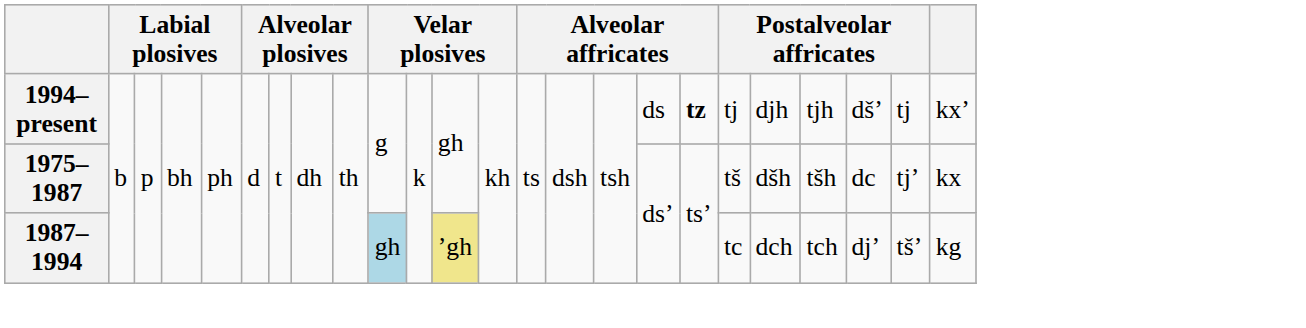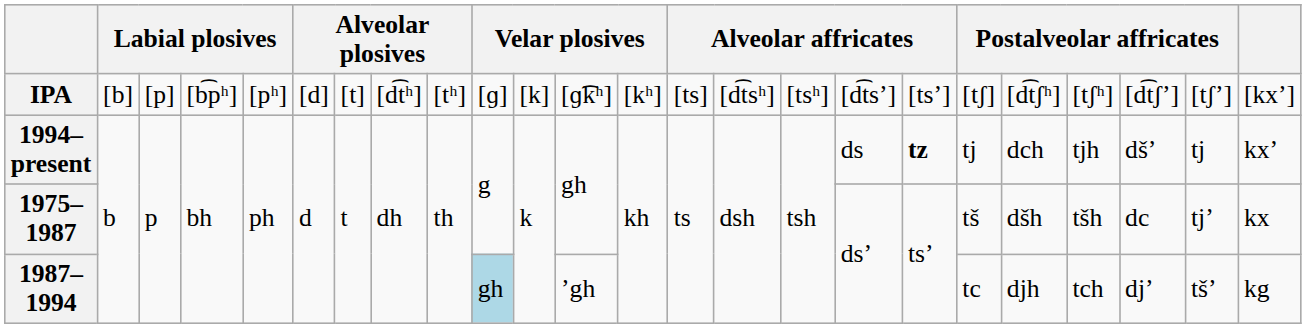+ row: (51, 94)
(772, 108) djh -> (1025, 149) dch
(455, 247) khaki background -> (578, 288) no background
(774, 247) dch -> (1023, 288) djh
